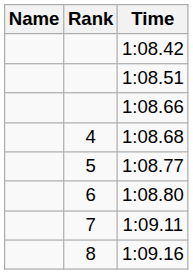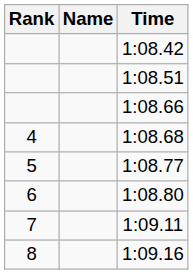columns swapped: (91, 19) <-> (34, 19)
